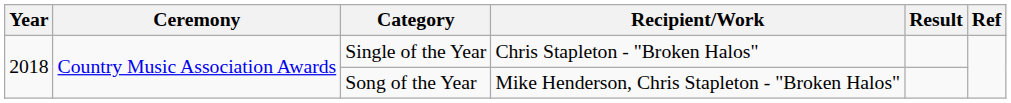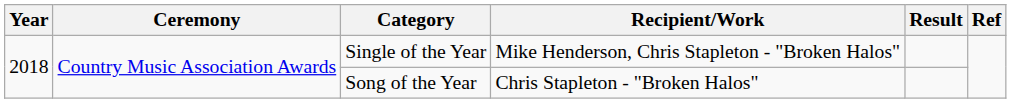(627, 51) Chris Stapleton - "Broken Halos" -> (698, 51) Mike Henderson, Chris Stapleton - "Broken Halos"
(698, 82) Mike Henderson, Chris Stapleton - "Broken Halos" -> (627, 82) Chris Stapleton - "Broken Halos"
